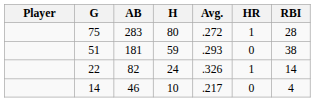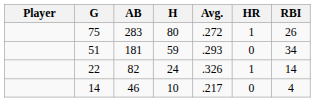(291, 32) 28 -> (291, 32) 26
(291, 50) 38 -> (291, 50) 34
